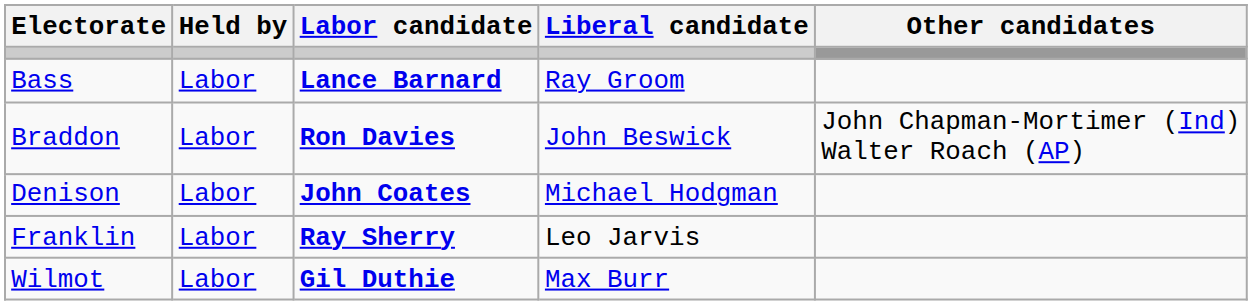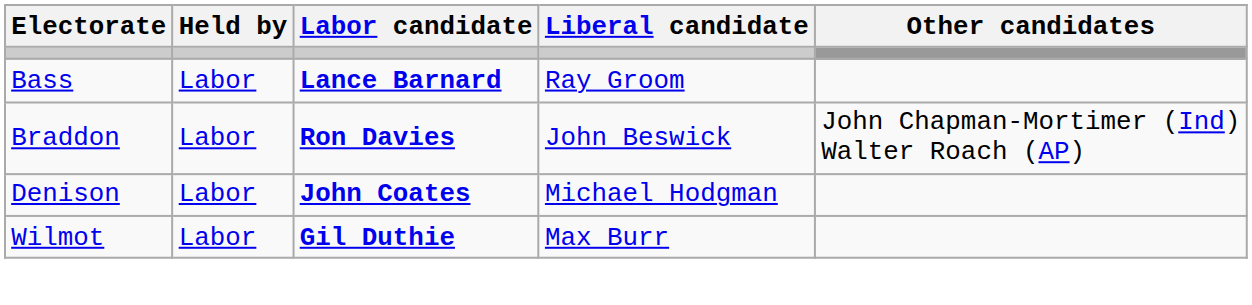- row: (73, 237)
